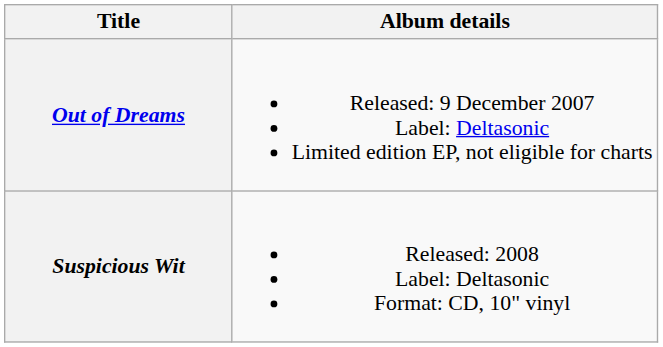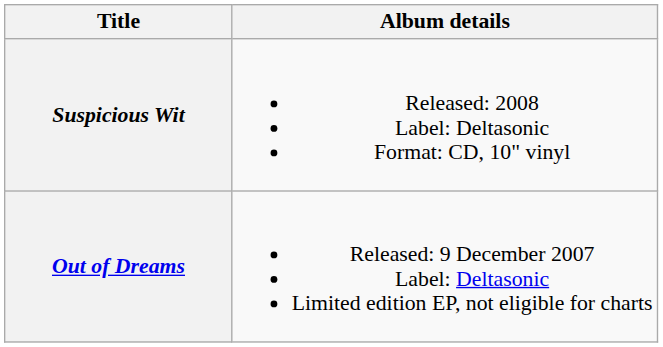rows swapped: (118, 114) <-> (118, 266)
